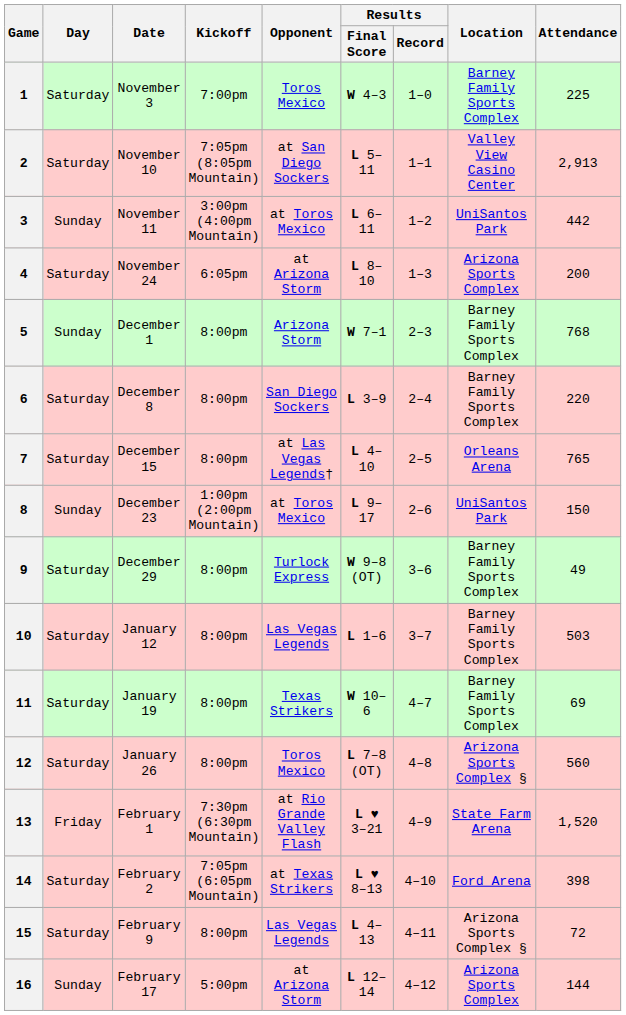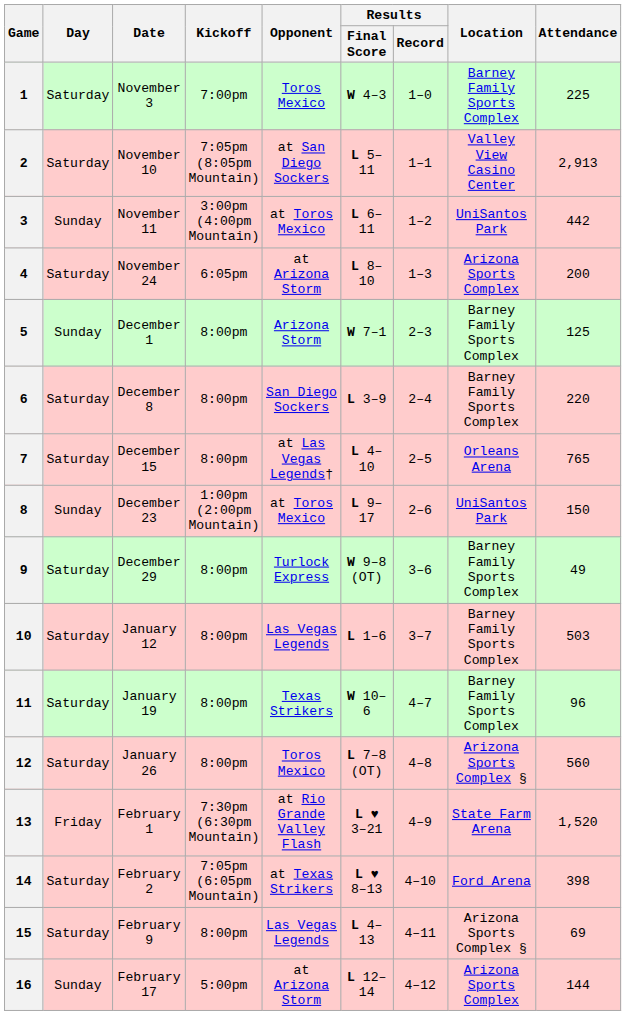(578, 333) 768 -> (578, 333) 125
(578, 704) 69 -> (578, 704) 96
(578, 933) 72 -> (578, 933) 69
